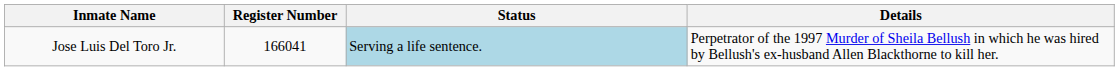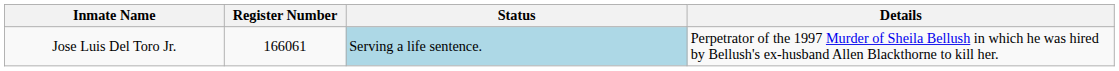(285, 46) 166041 -> (285, 46) 166061
